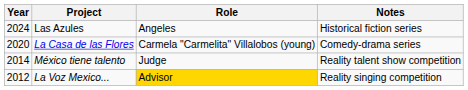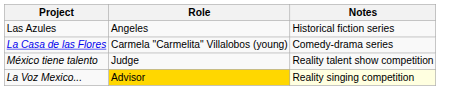- column: (18, 12)
(381, 77) no background -> (353, 77) lightyellow background
